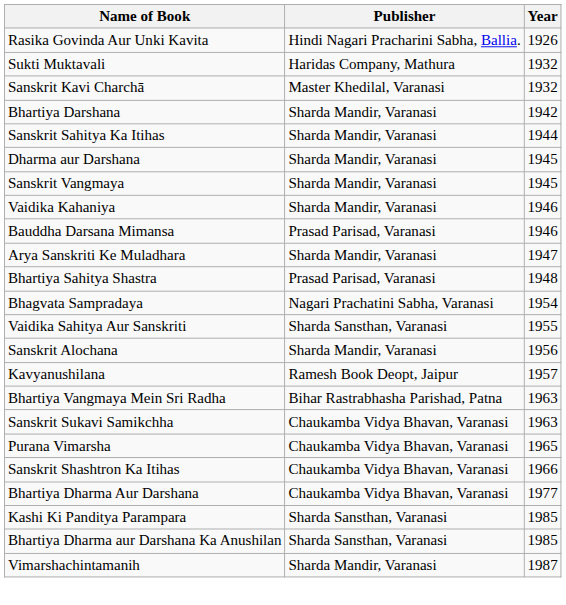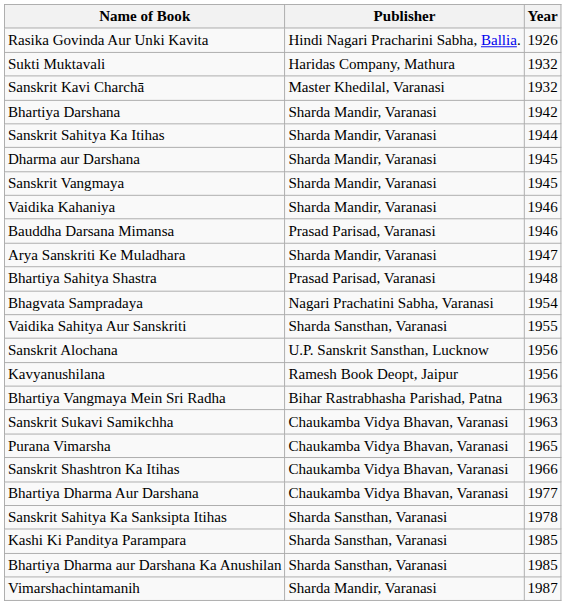(363, 350) Sharda Mandir, Varanasi -> (389, 350) U.P. Sanskrit Sansthan, Lucknow
(543, 374) 1957 -> (543, 374) 1956
+ row: (117, 517)
